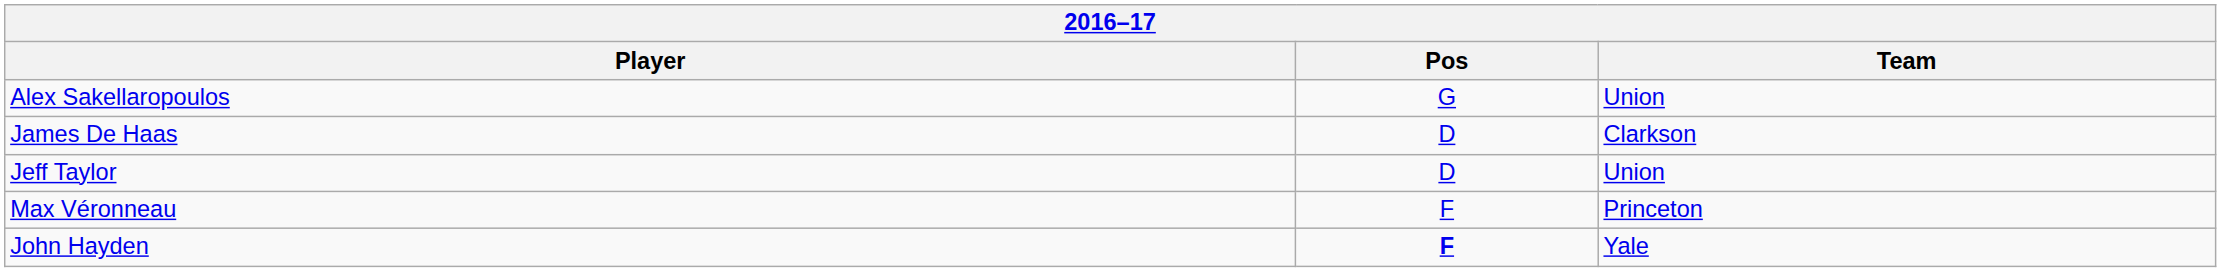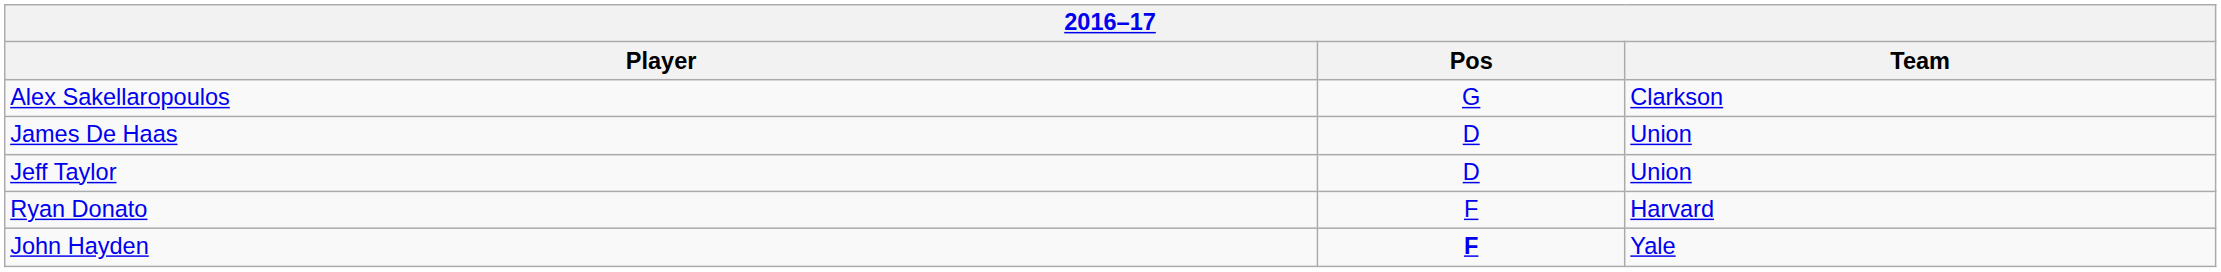(1634, 97) Union -> (1677, 97) Clarkson
(1650, 135) Clarkson -> (1661, 135) Union
+ row: (79, 209)
- row: (93, 209)
